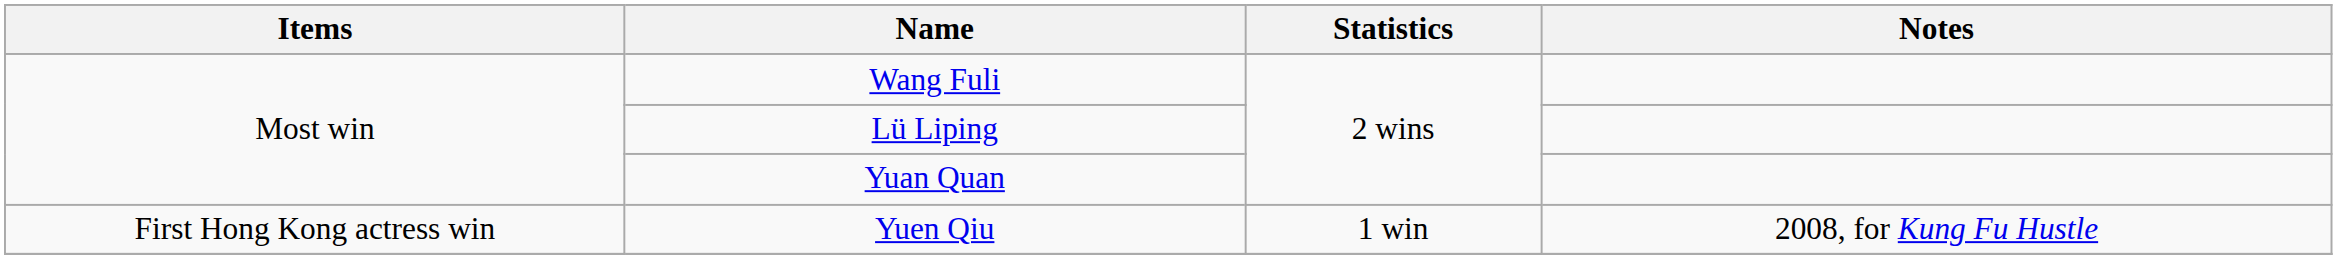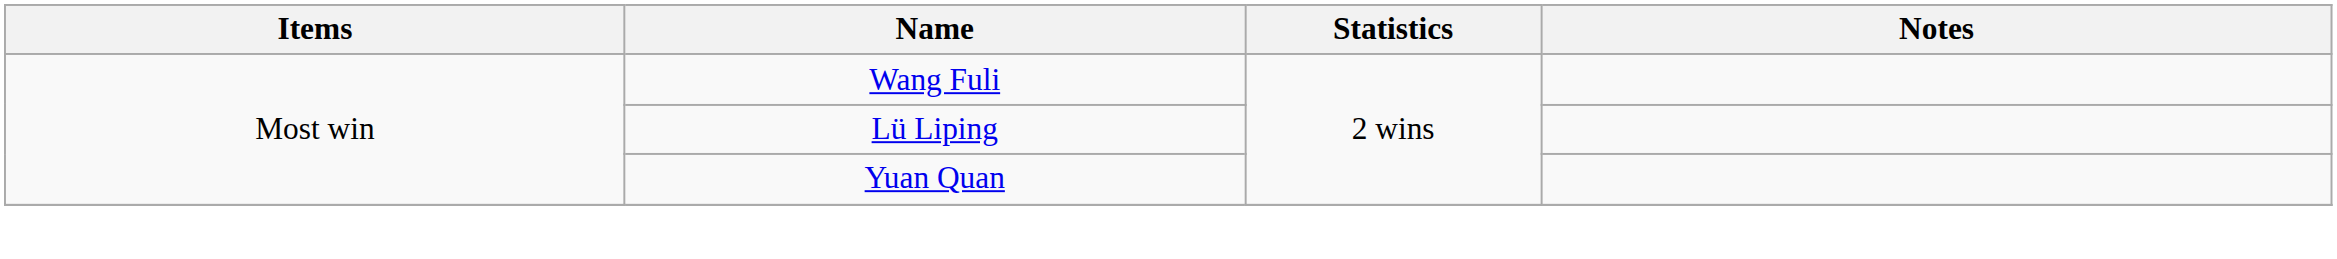- row: (935, 228)
